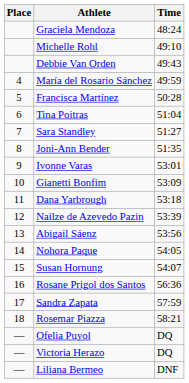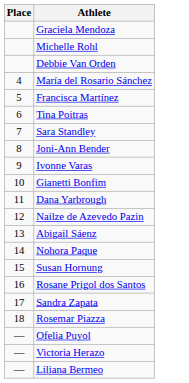- column: (169, 13)
